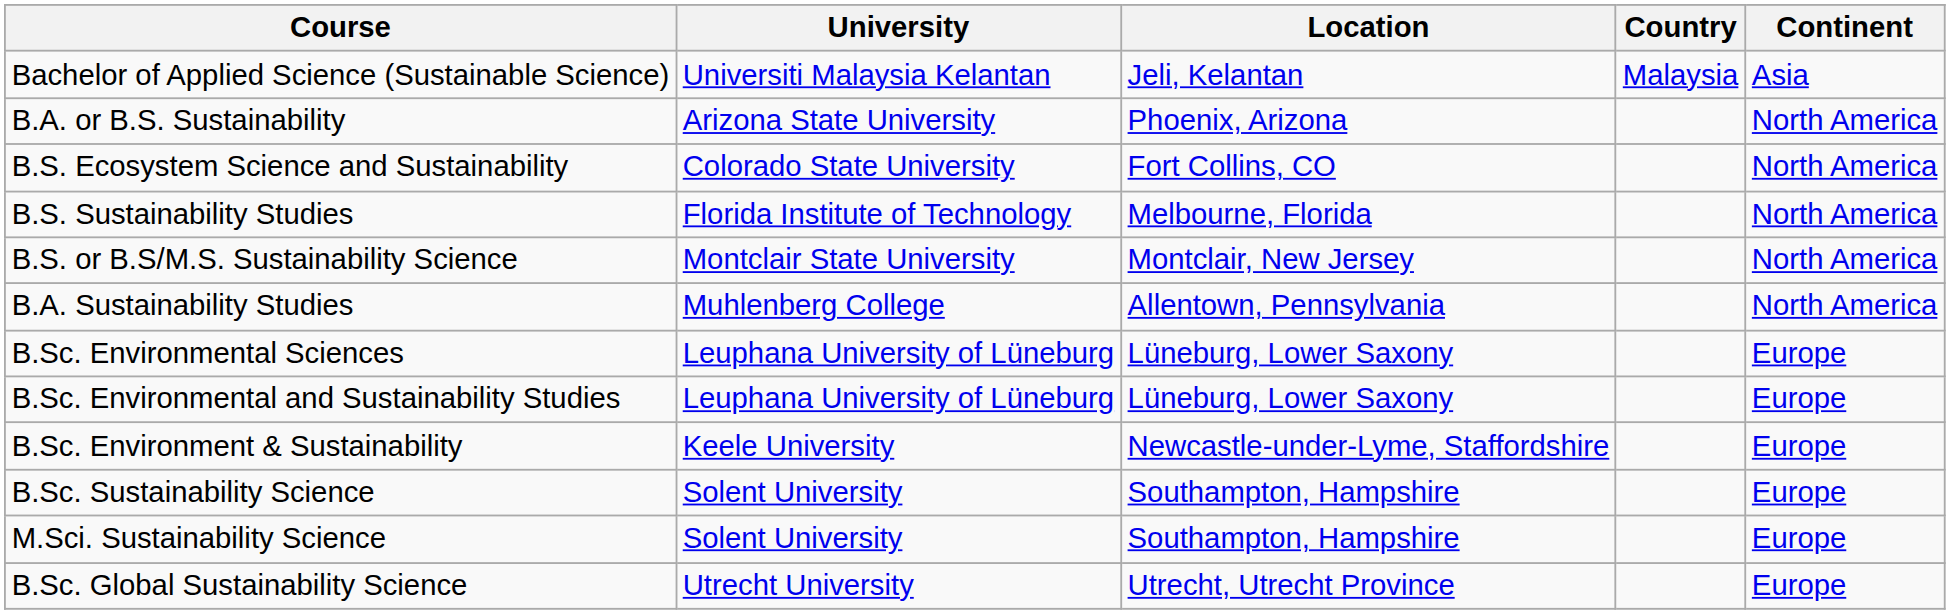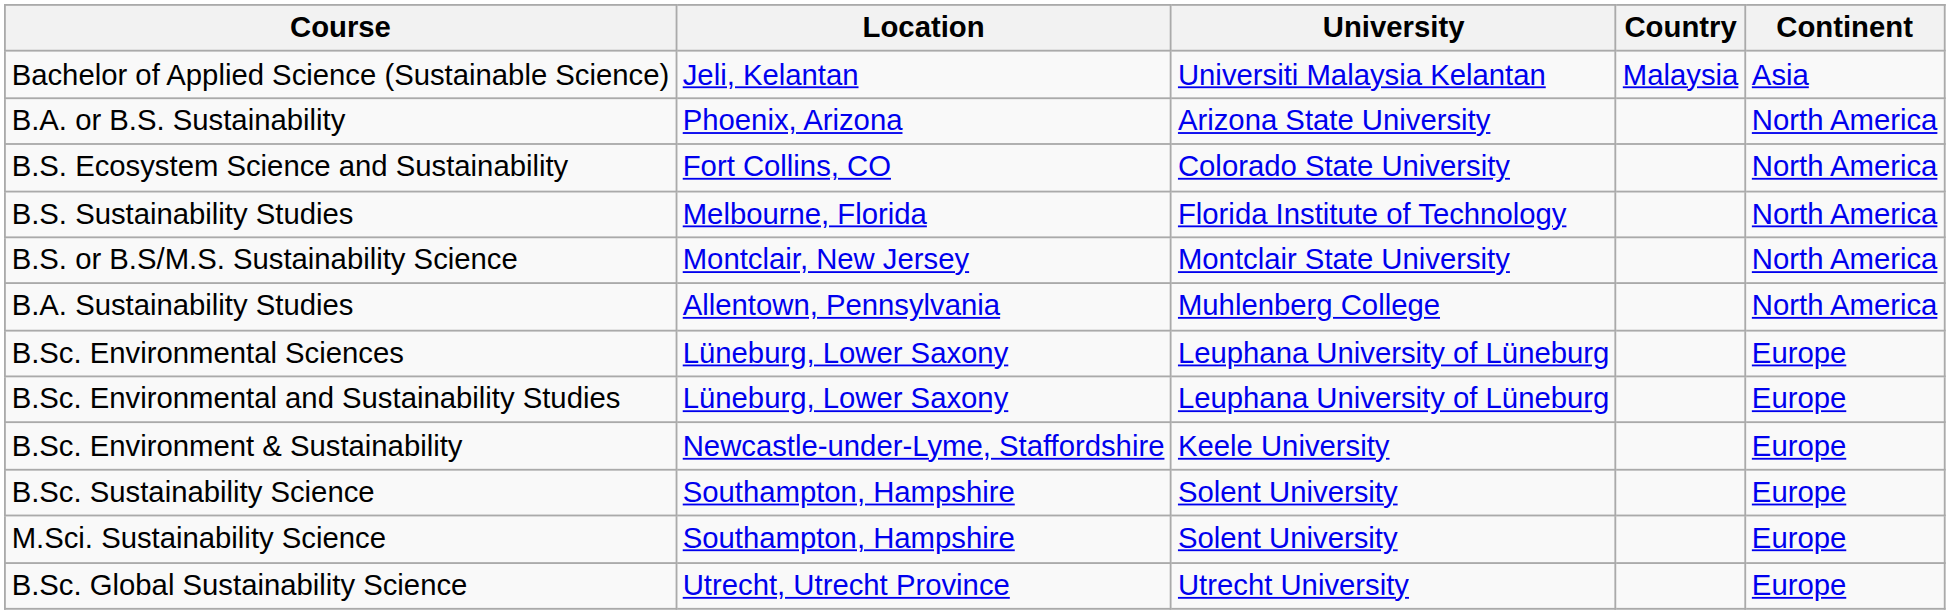columns swapped: (898, 27) <-> (1368, 27)
